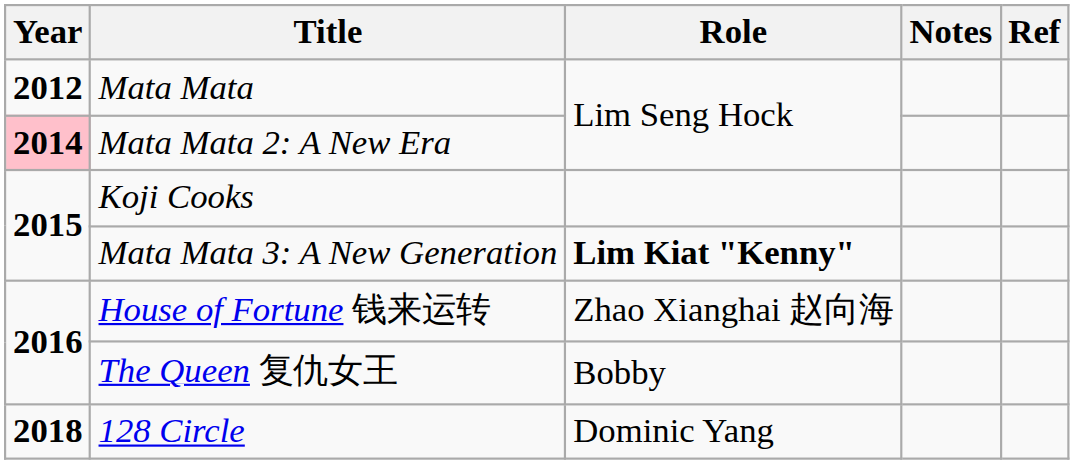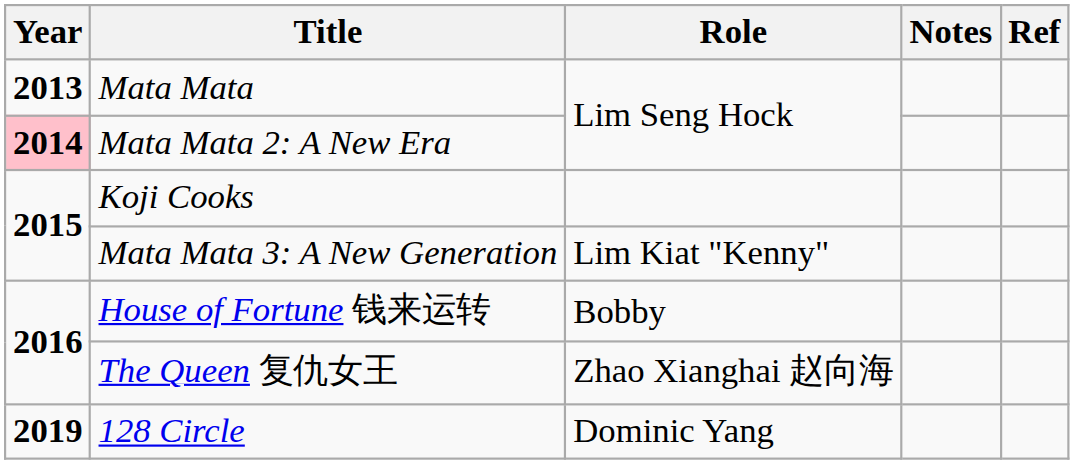(48, 87) 2012 -> (48, 87) 2013
(714, 252) bold -> (701, 252) normal
(733, 309) Zhao Xianghai 赵向海 -> (620, 310) Bobby
(620, 372) Bobby -> (733, 371) Zhao Xianghai 赵向海
(48, 430) 2018 -> (48, 430) 2019
